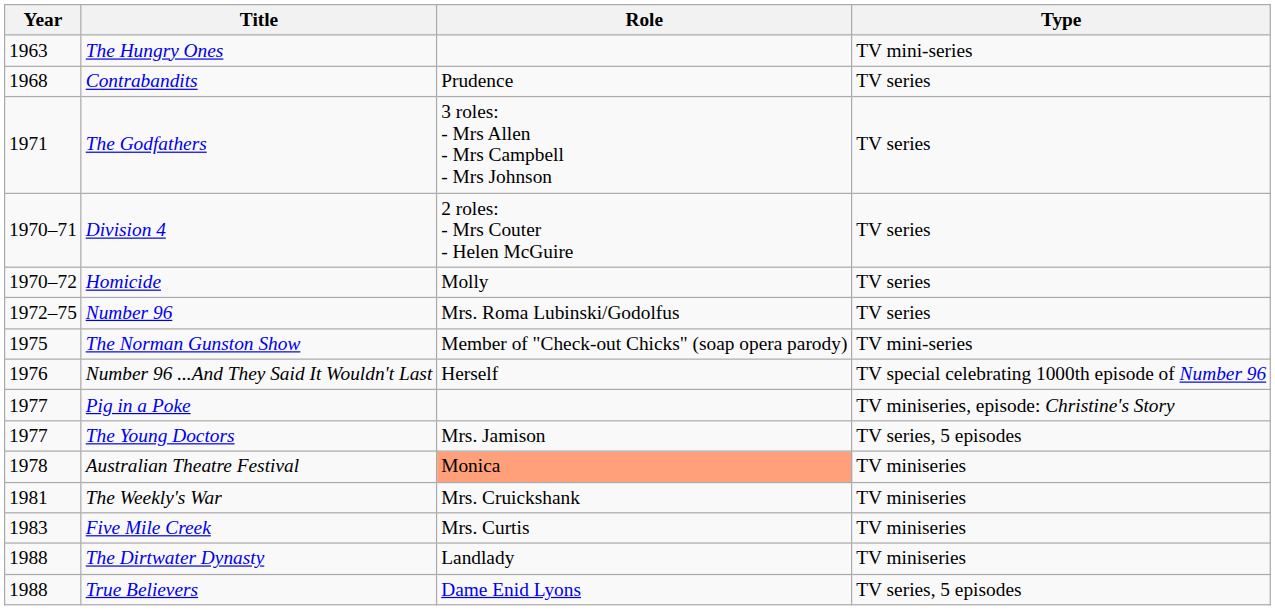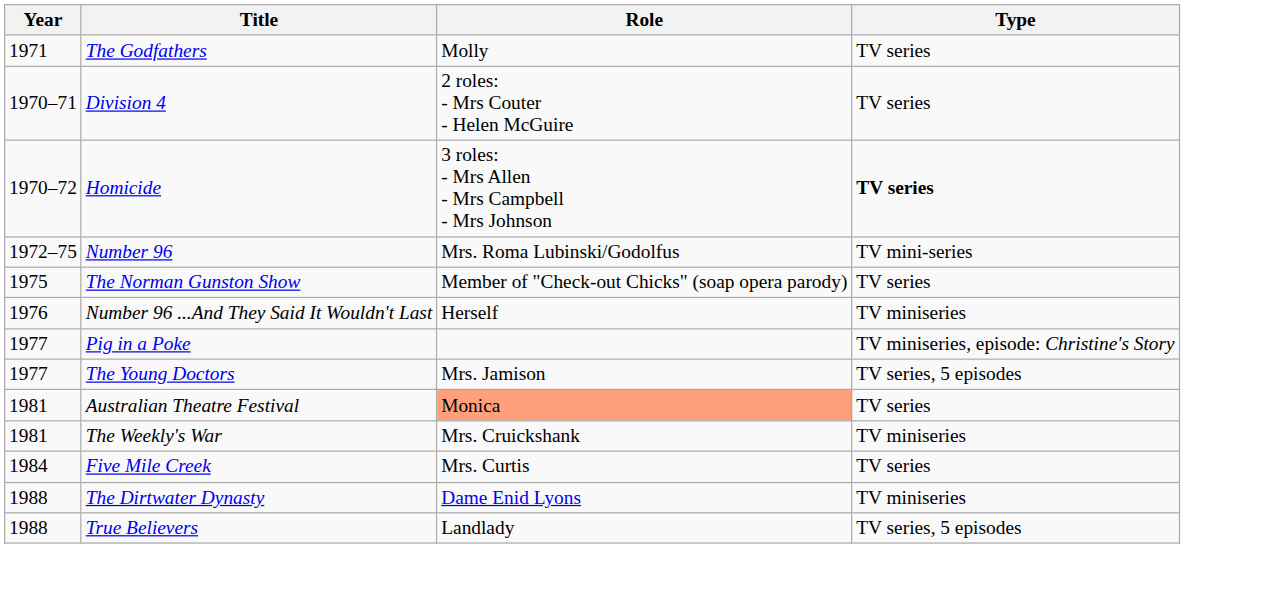- row: (155, 50)
- row: (142, 81)
(503, 144) 3 roles: - Mrs Allen - Mrs Campbell - Mrs Johnson -> (465, 50) Molly
(465, 282) Molly -> (503, 188) 3 roles: - Mrs Allen - Mrs Campbell - Mrs Johnson
(893, 282) normal -> (895, 188) bold
(893, 312) TV series -> (914, 251) TV mini-series
(914, 343) TV mini-series -> (893, 282) TV series
(1061, 374) TV special celebrating 1000th episode of Number 96 -> (911, 312) TV miniseries
(28, 466) 1978 -> (28, 405) 1981
(911, 466) TV miniseries -> (893, 405) TV series
(28, 527) 1983 -> (28, 466) 1984
(911, 527) TV miniseries -> (893, 466) TV series
(478, 558) Landlady -> (511, 497) Dame Enid Lyons
(511, 589) Dame Enid Lyons -> (478, 527) Landlady
